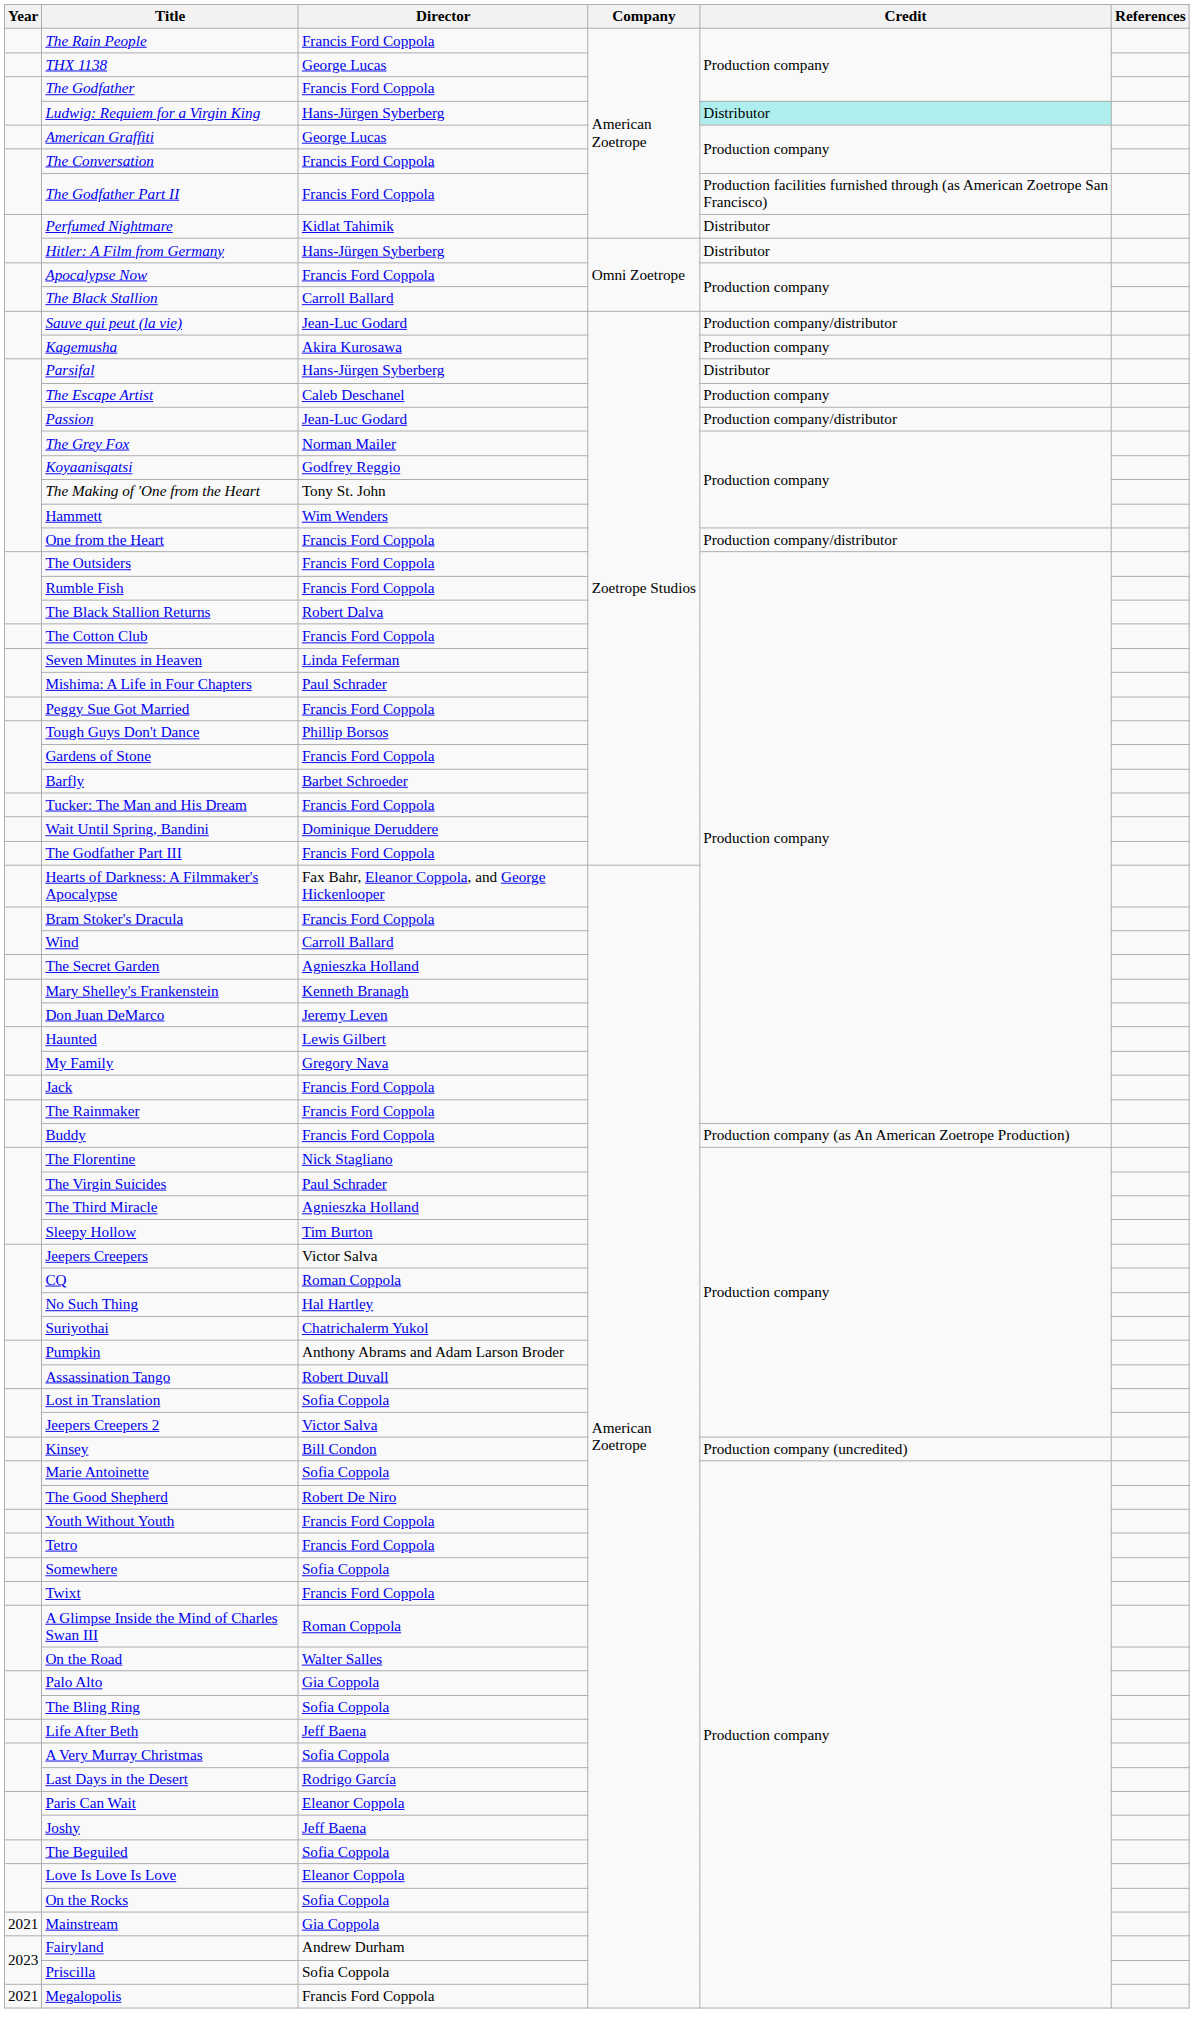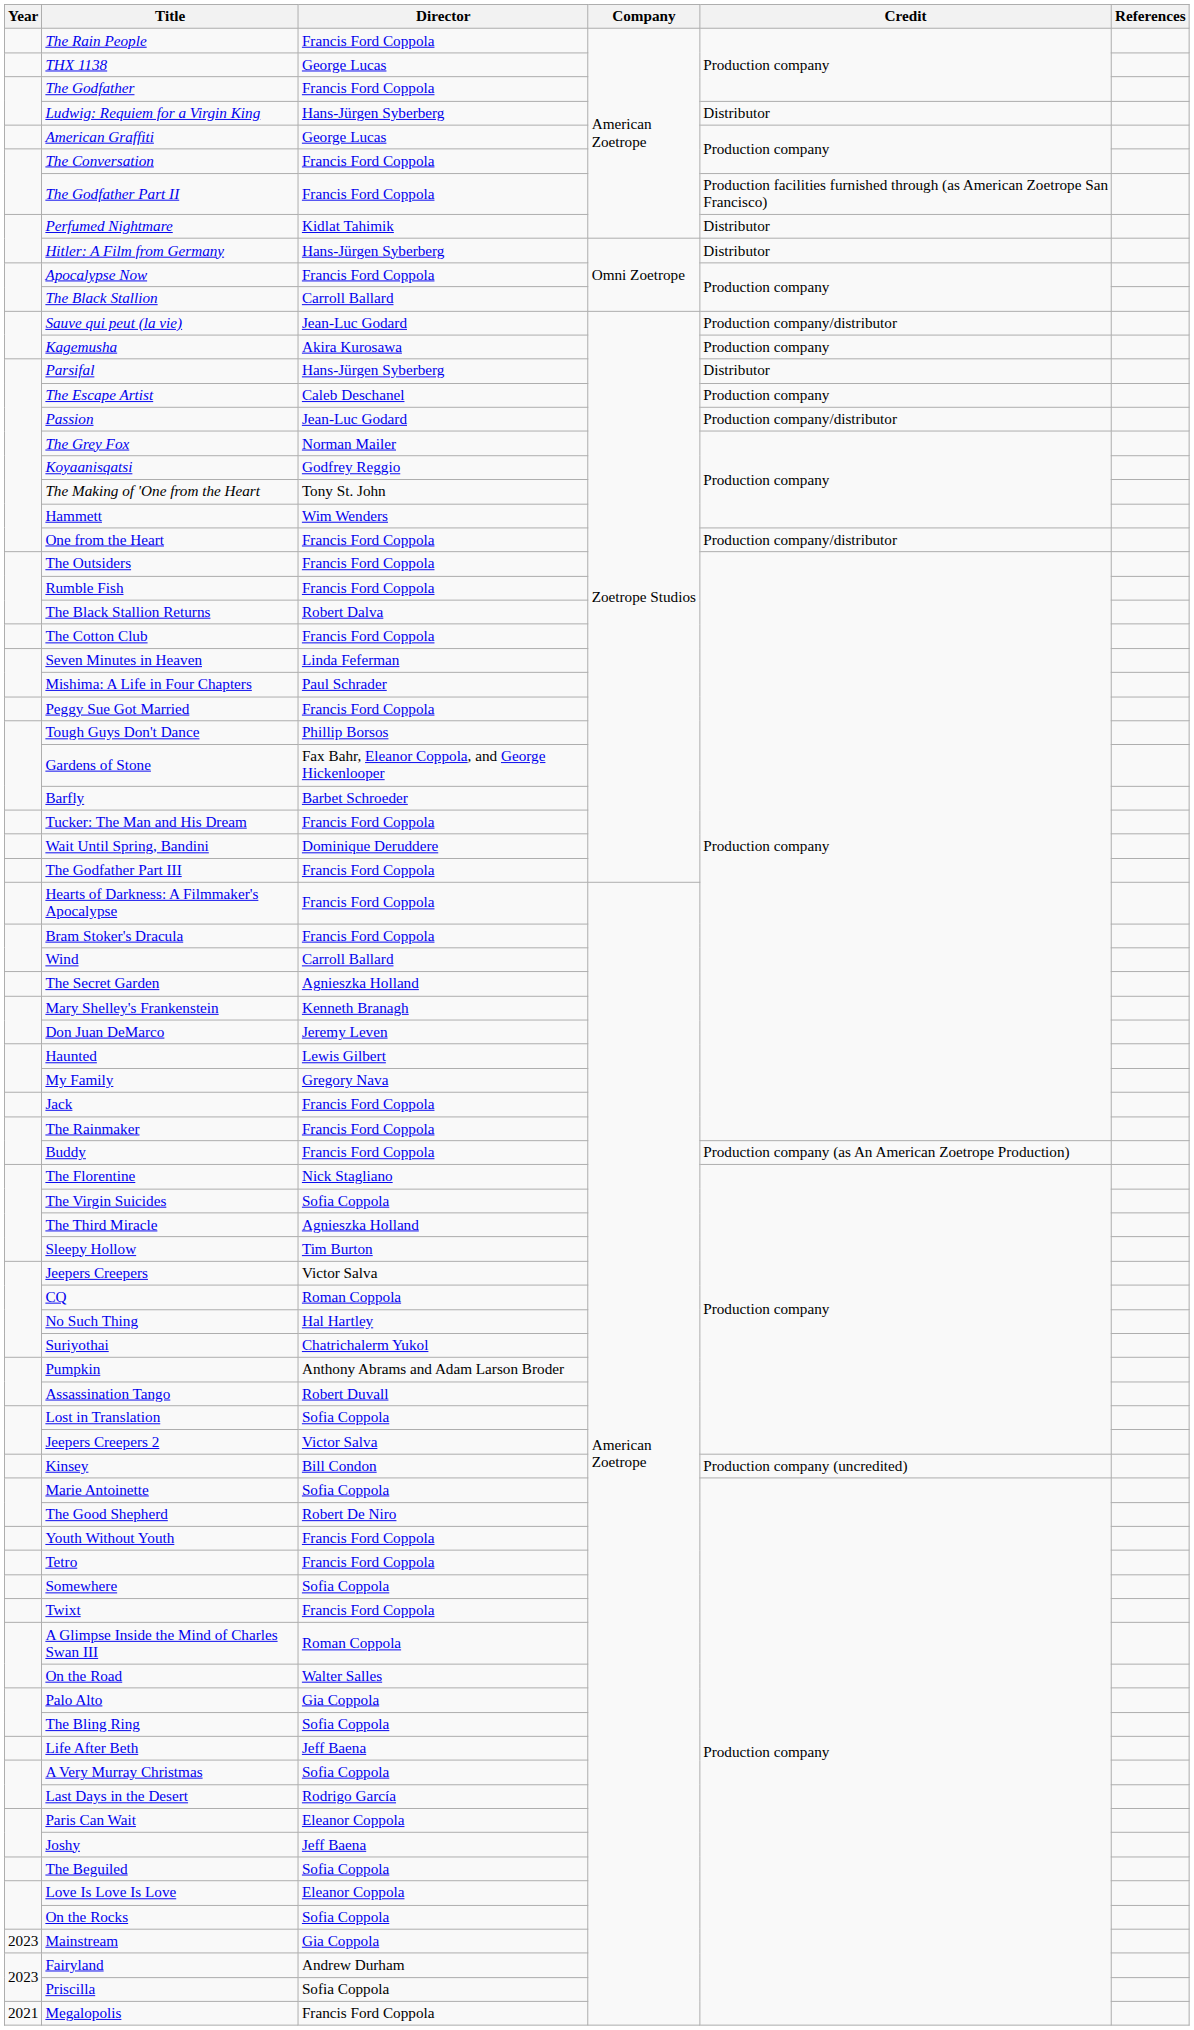(737, 112) paleturquoise background -> (737, 112) no background
(368, 756) Francis Ford Coppola -> (424, 765) Fax Bahr, Eleanor Coppola, and George Hickenlooper
(424, 885) Fax Bahr, Eleanor Coppola, and George Hickenlooper -> (368, 903) Francis Ford Coppola
(344, 1183) Paul Schrader -> (346, 1200) Sofia Coppola
(23, 1924) 2021 -> (23, 1941) 2023
